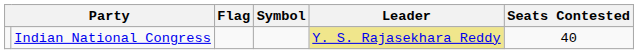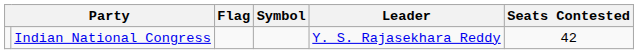(406, 38) khaki background -> (406, 38) no background
(569, 38) 40 -> (569, 38) 42
